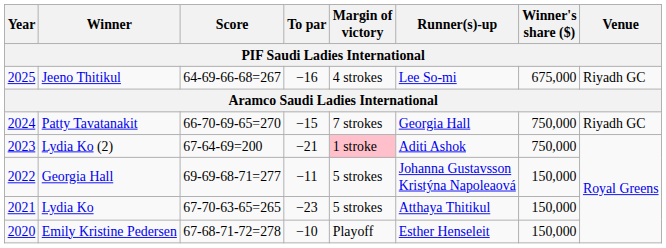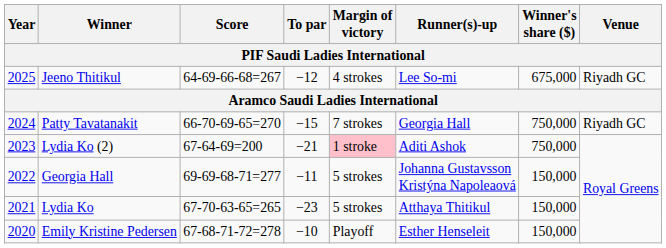(307, 78) −16 -> (307, 78) −12
